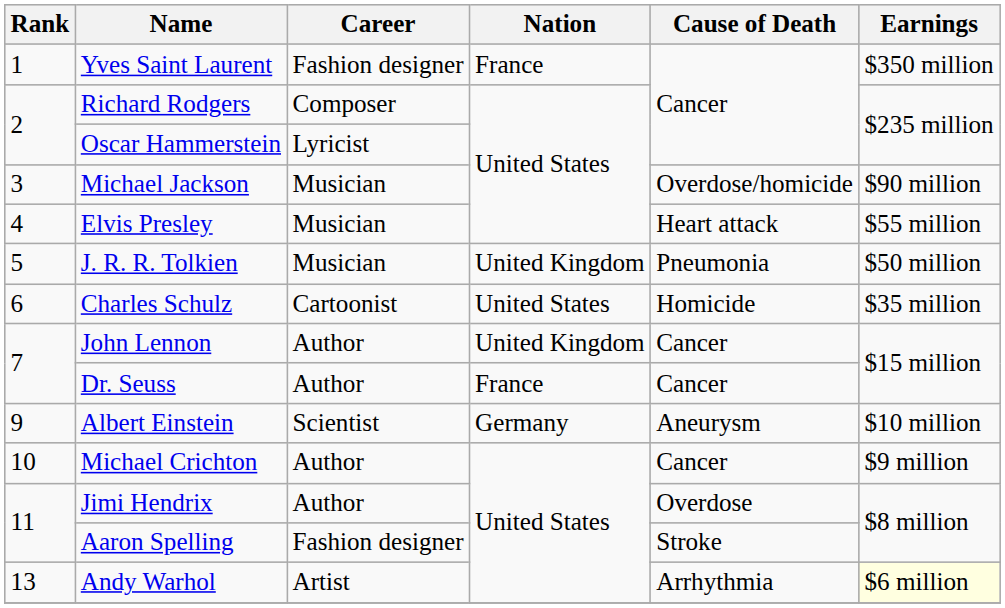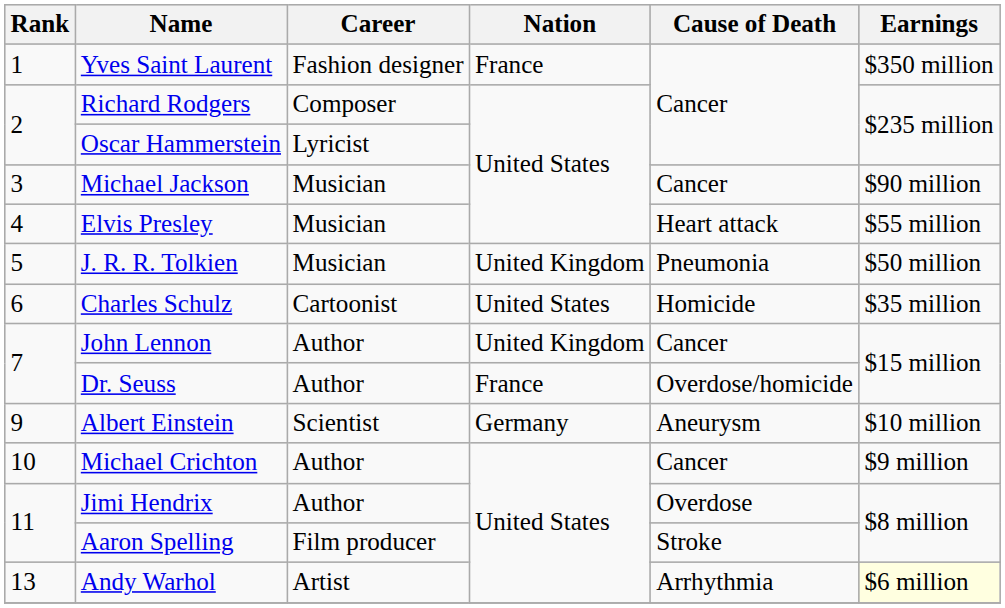(755, 183) Overdose/homicide -> (692, 183) Cancer
(692, 382) Cancer -> (755, 382) Overdose/homicide
(378, 542) Fashion designer -> (364, 542) Film producer
